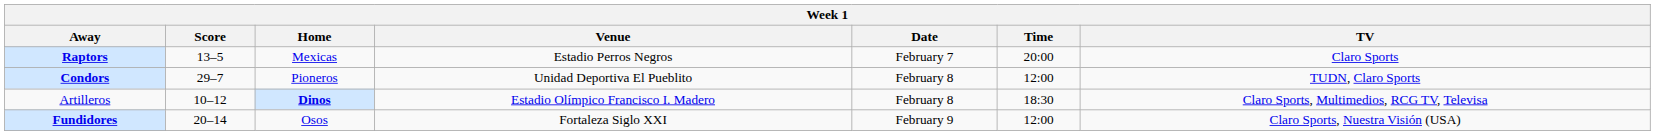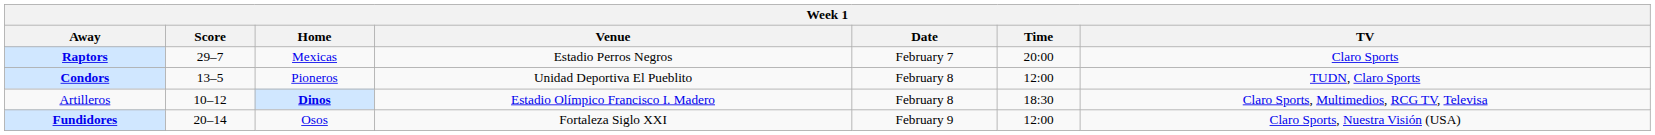(210, 57) 13–5 -> (210, 57) 29–7
(210, 78) 29–7 -> (210, 78) 13–5
